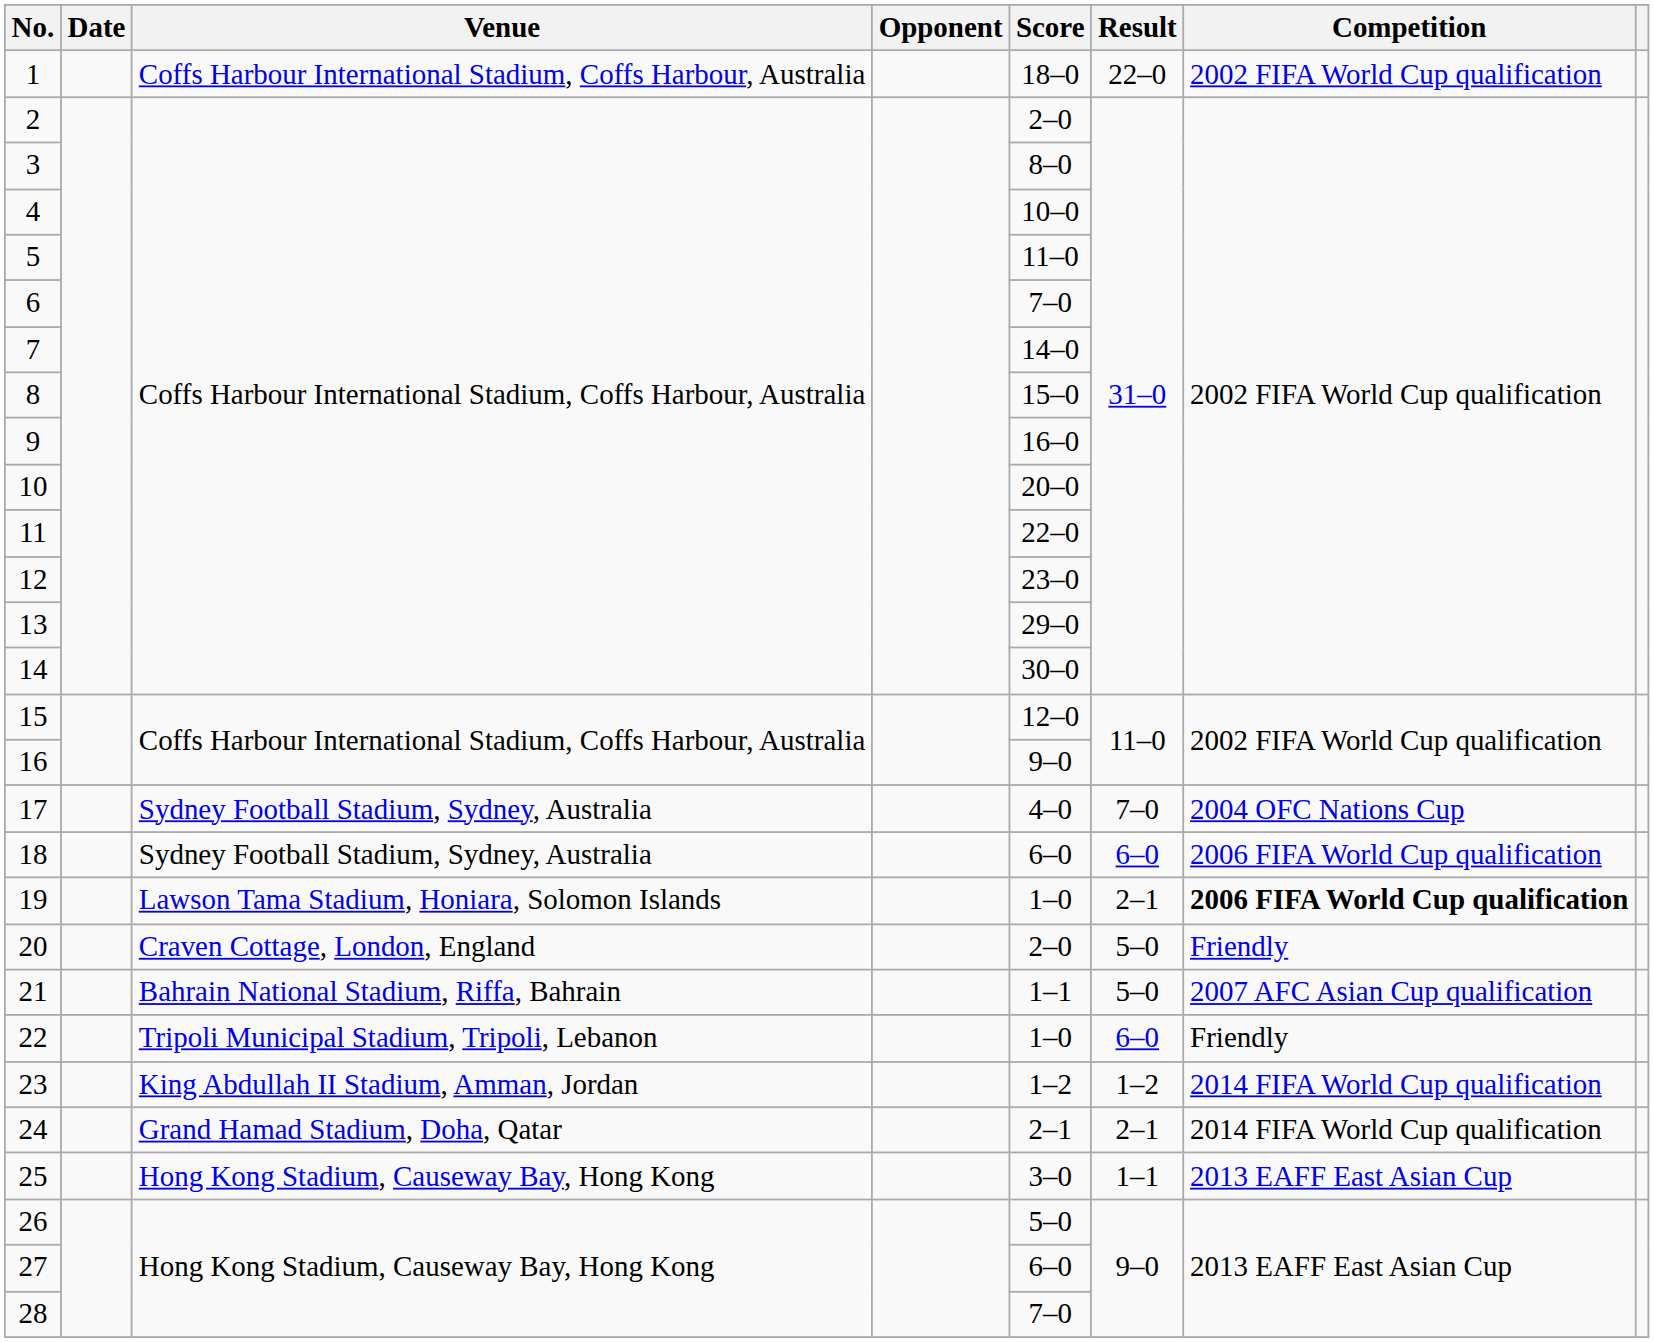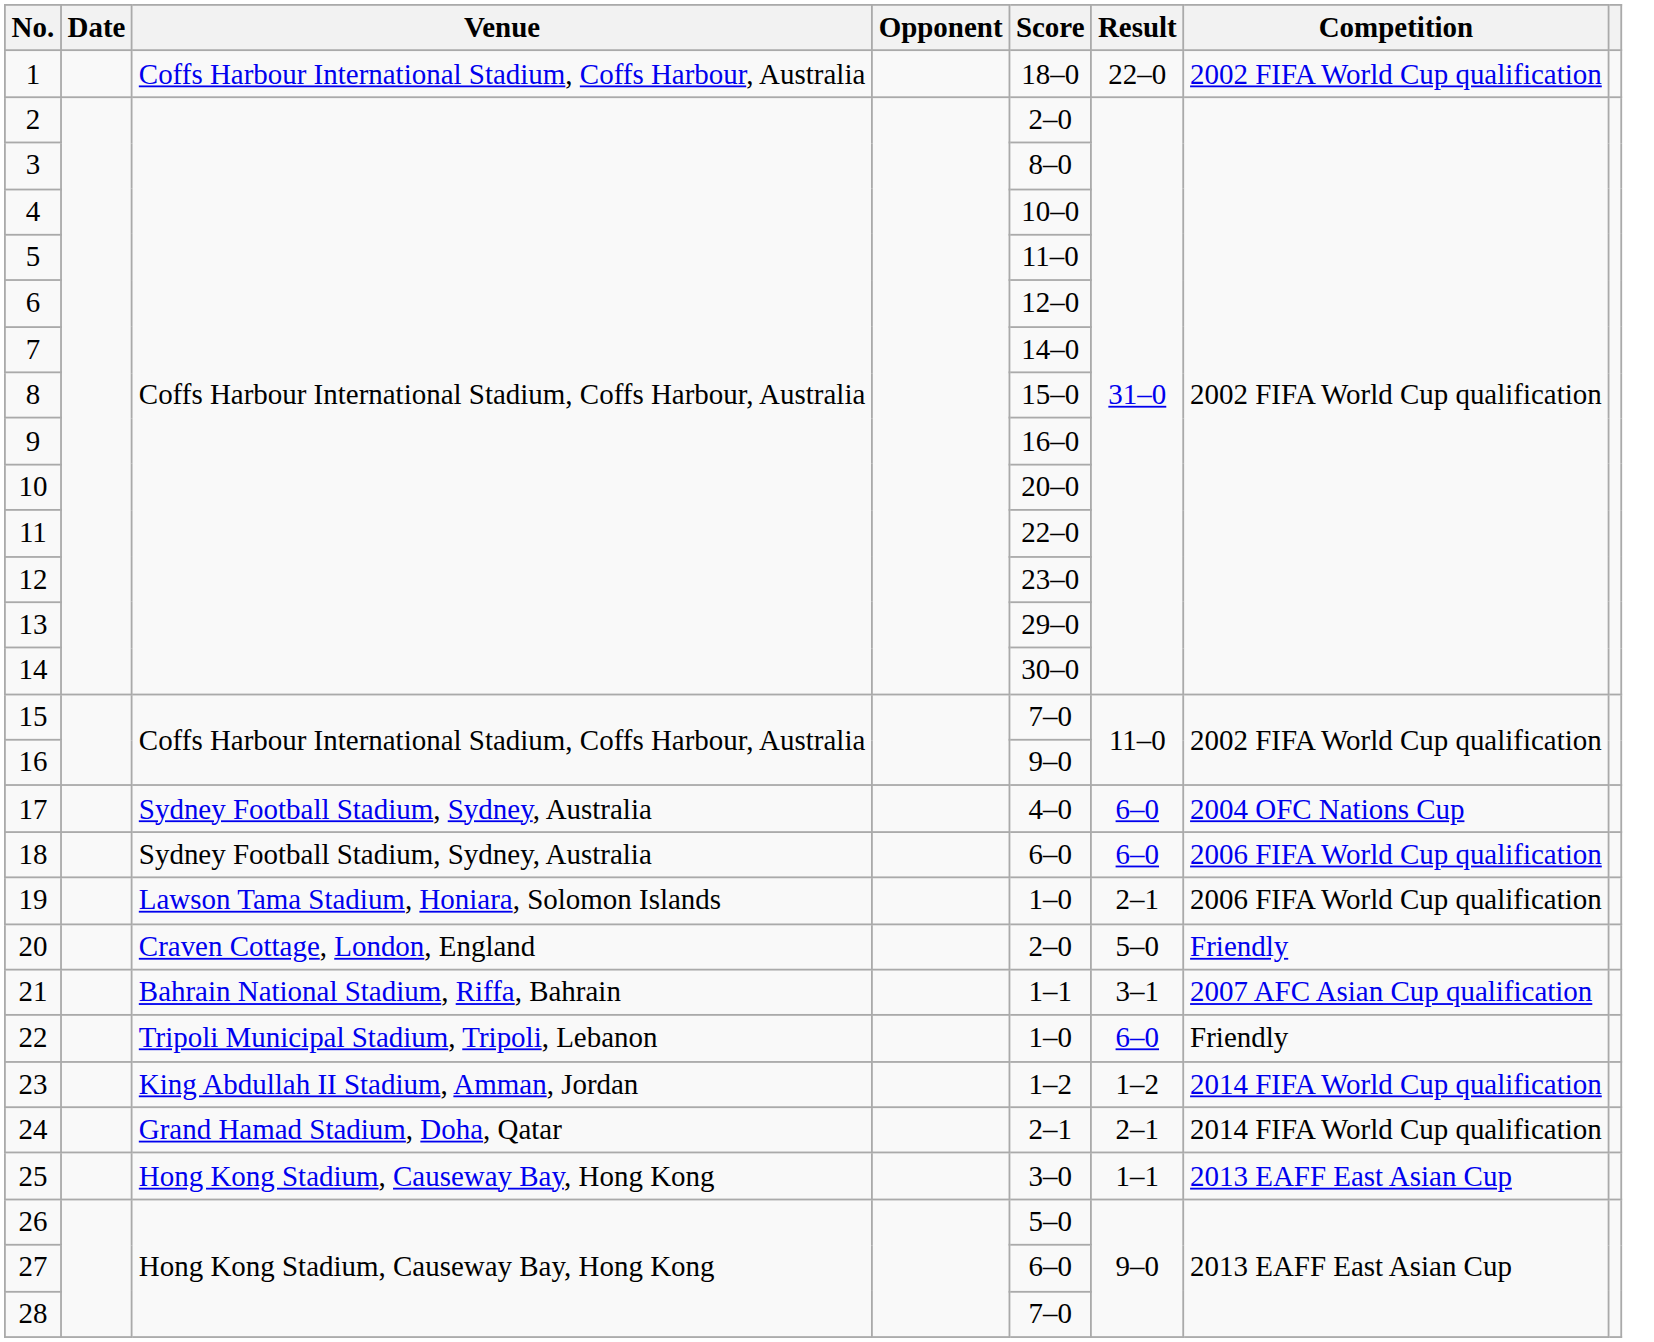(1050, 303) 7–0 -> (1050, 303) 12–0
(1050, 716) 12–0 -> (1050, 716) 7–0
(1137, 808) 7–0 -> (1137, 808) 6–0
(1409, 900) bold -> (1396, 900) normal
(1137, 991) 5–0 -> (1137, 991) 3–1
